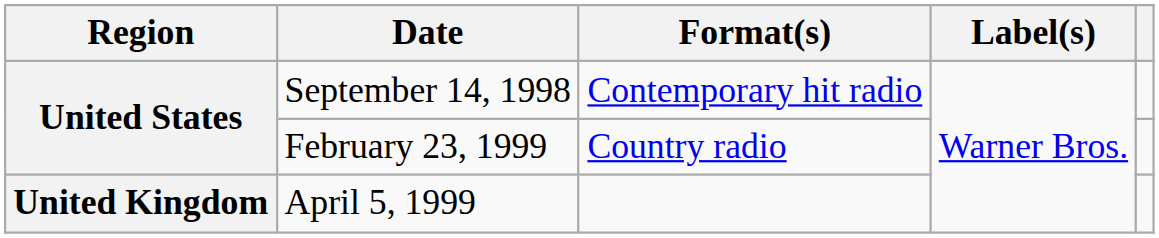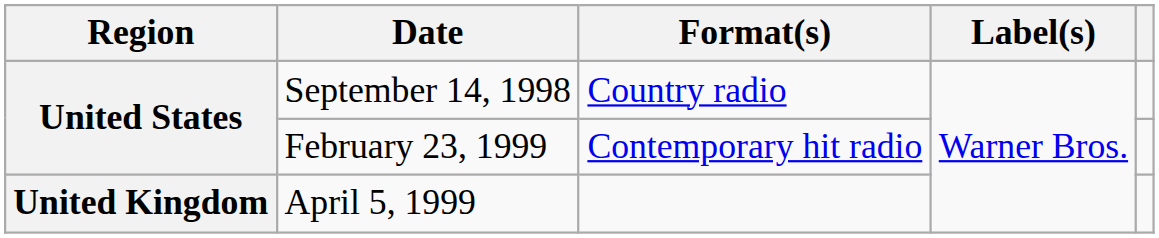(755, 89) Contemporary hit radio -> (687, 89) Country radio
(687, 145) Country radio -> (755, 145) Contemporary hit radio
